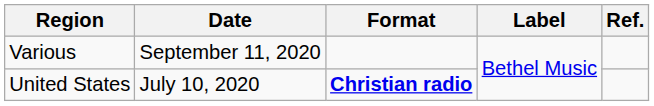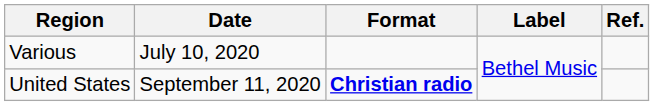(230, 52) September 11, 2020 -> (200, 52) July 10, 2020
(200, 84) July 10, 2020 -> (230, 84) September 11, 2020
